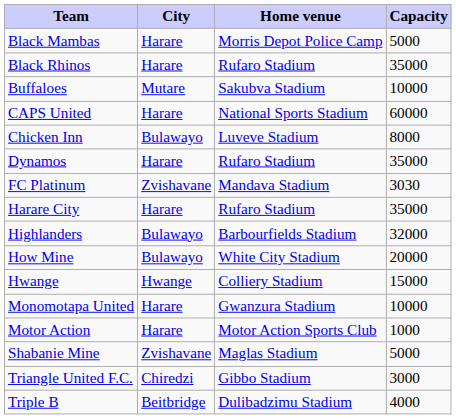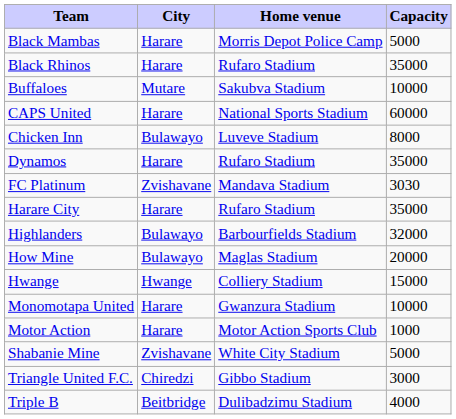(279, 257) White City Stadium -> (268, 257) Maglas Stadium
(268, 354) Maglas Stadium -> (279, 354) White City Stadium
